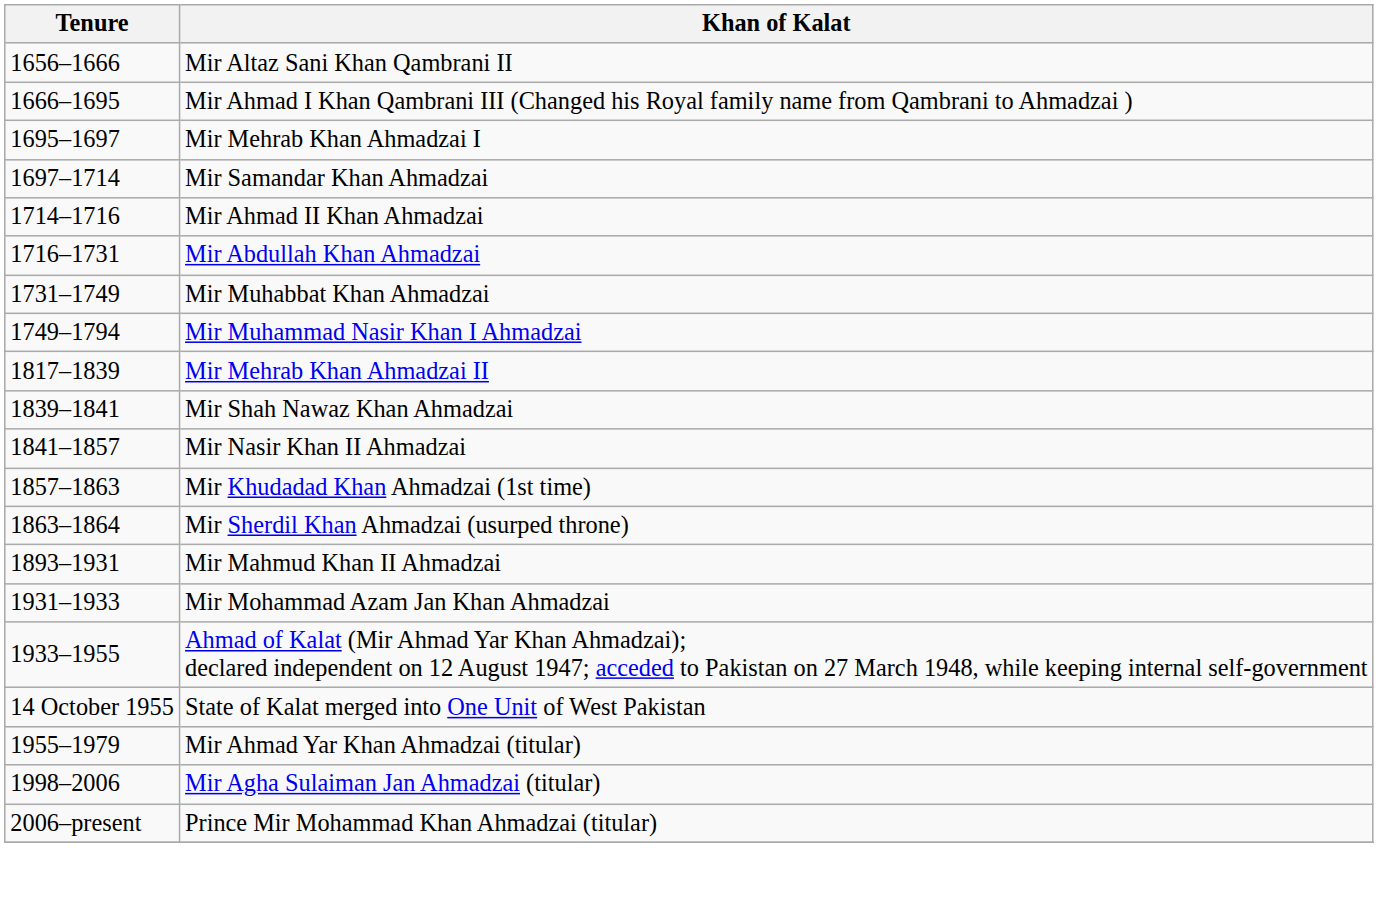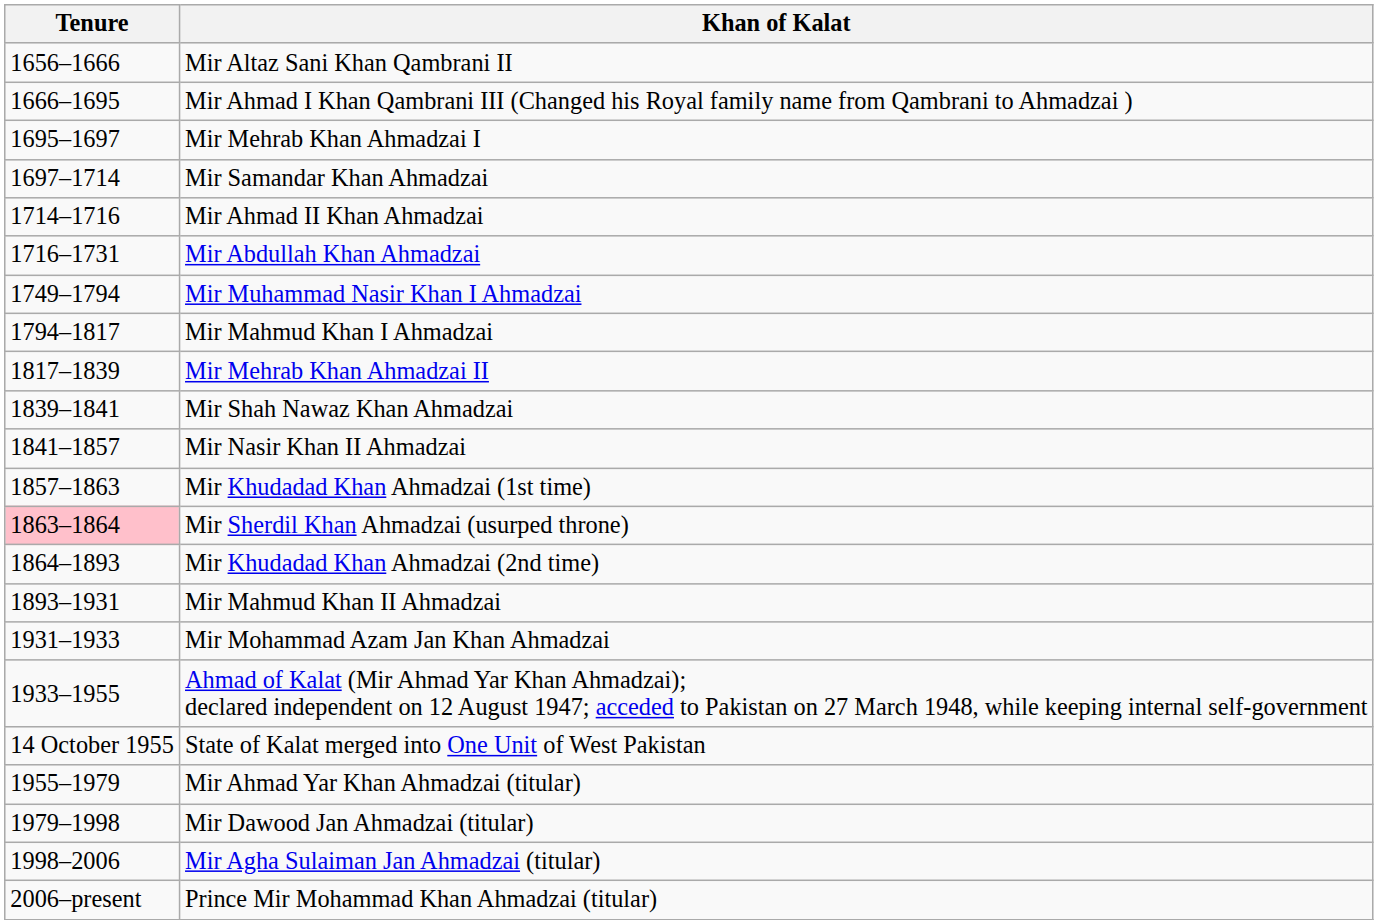- row: (337, 293)
+ row: (339, 332)
(65, 525) no background -> (65, 525) pink background
+ row: (392, 563)
+ row: (359, 822)
